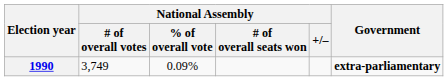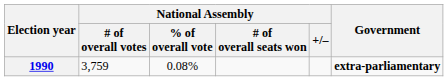(95, 66) 3,749 -> (95, 66) 3,759
(182, 66) 0.09% -> (182, 66) 0.08%
